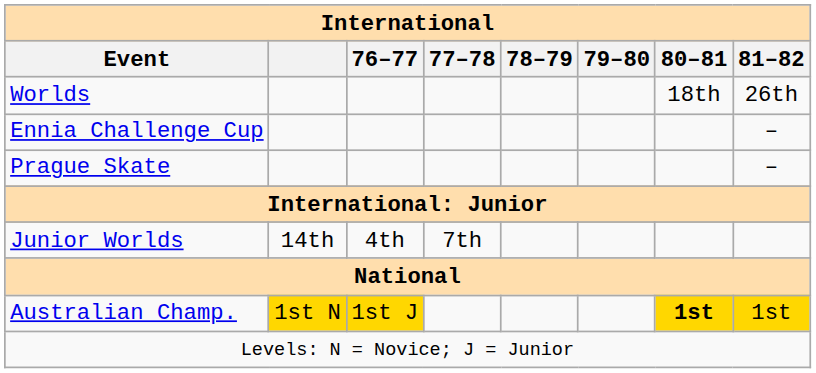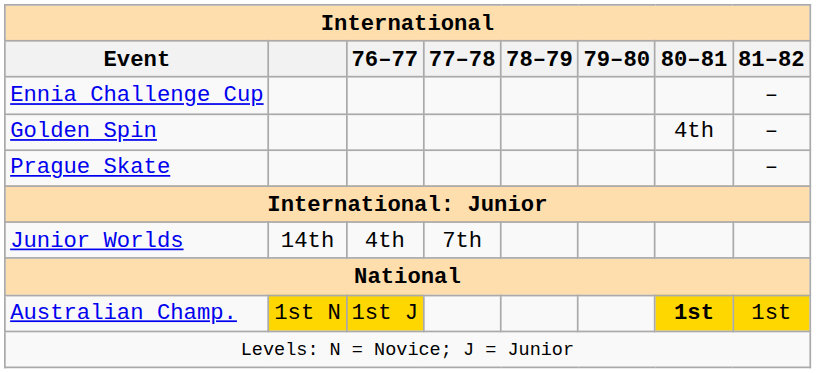- row: (50, 95)
+ row: (84, 132)
